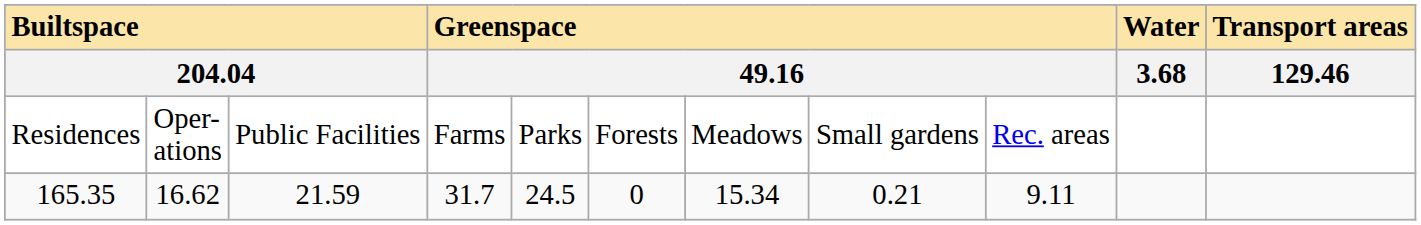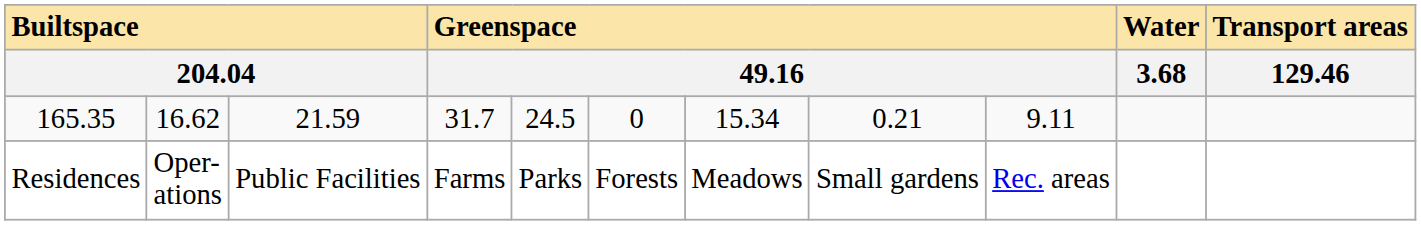rows swapped: (76, 134) <-> (76, 195)
